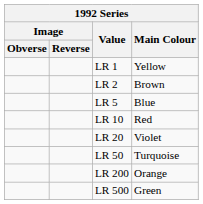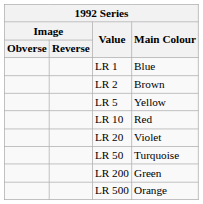(150, 66) Yellow -> (145, 66) Blue
(145, 102) Blue -> (150, 102) Yellow
(151, 173) Orange -> (148, 173) Green
(148, 191) Green -> (151, 191) Orange
